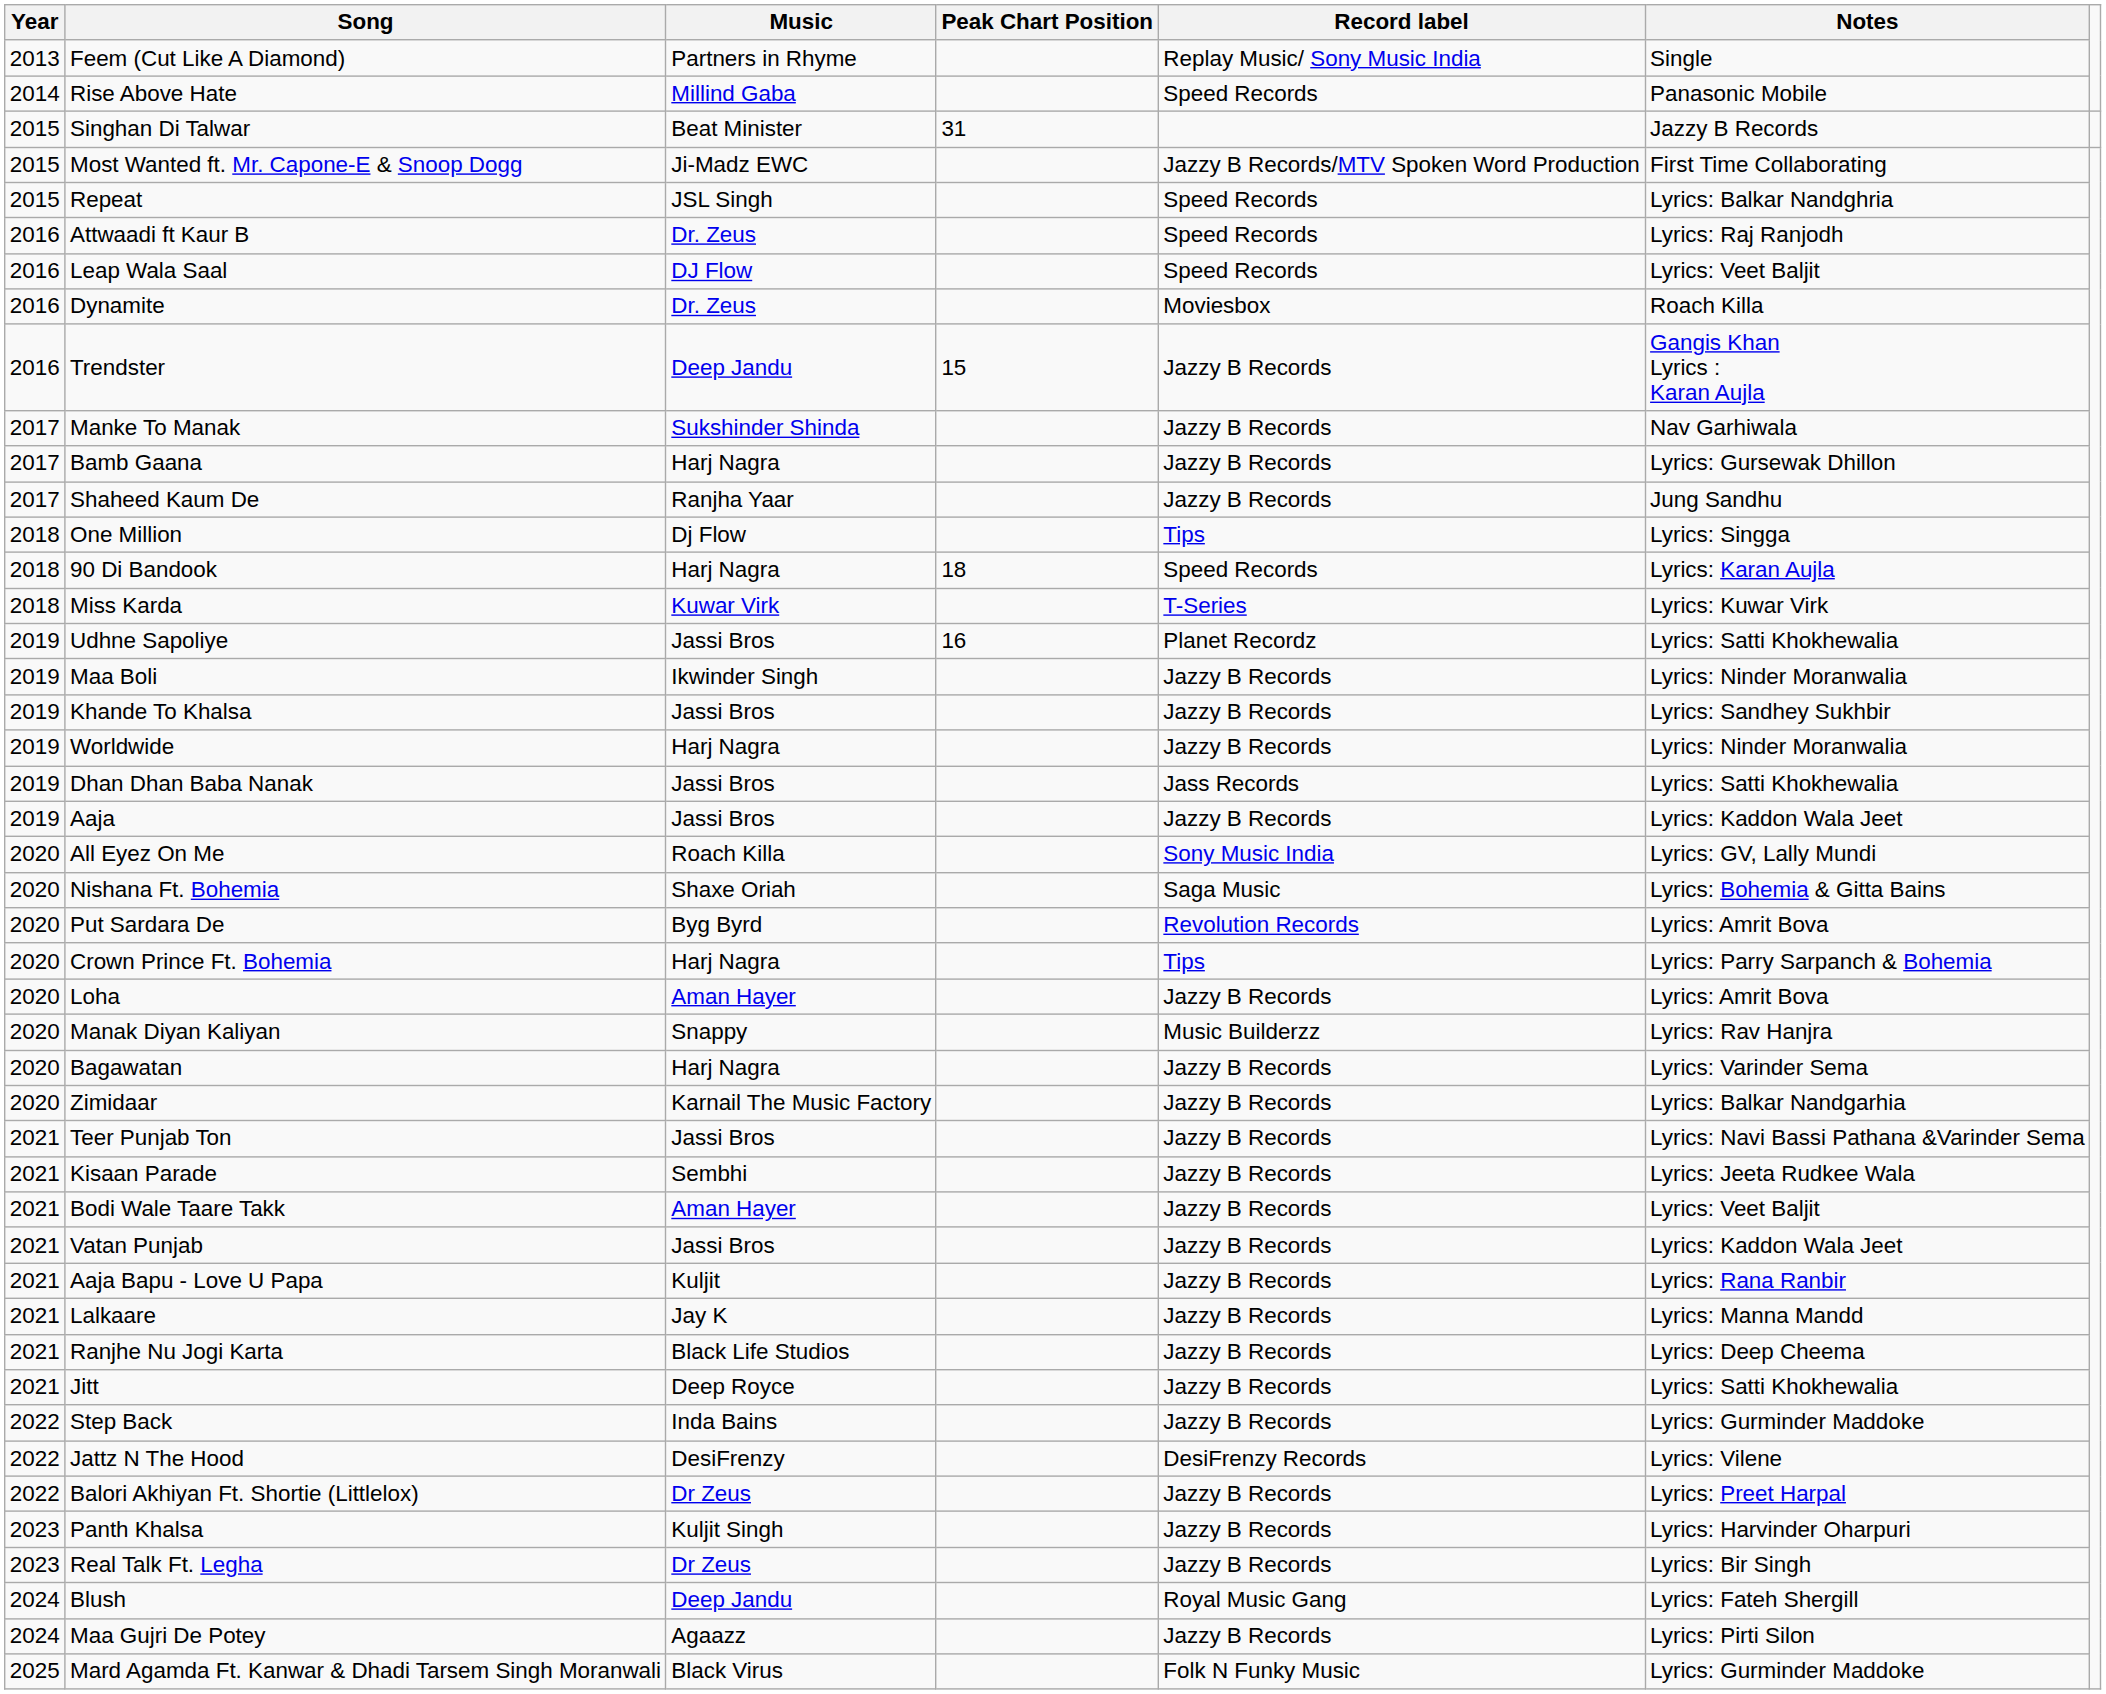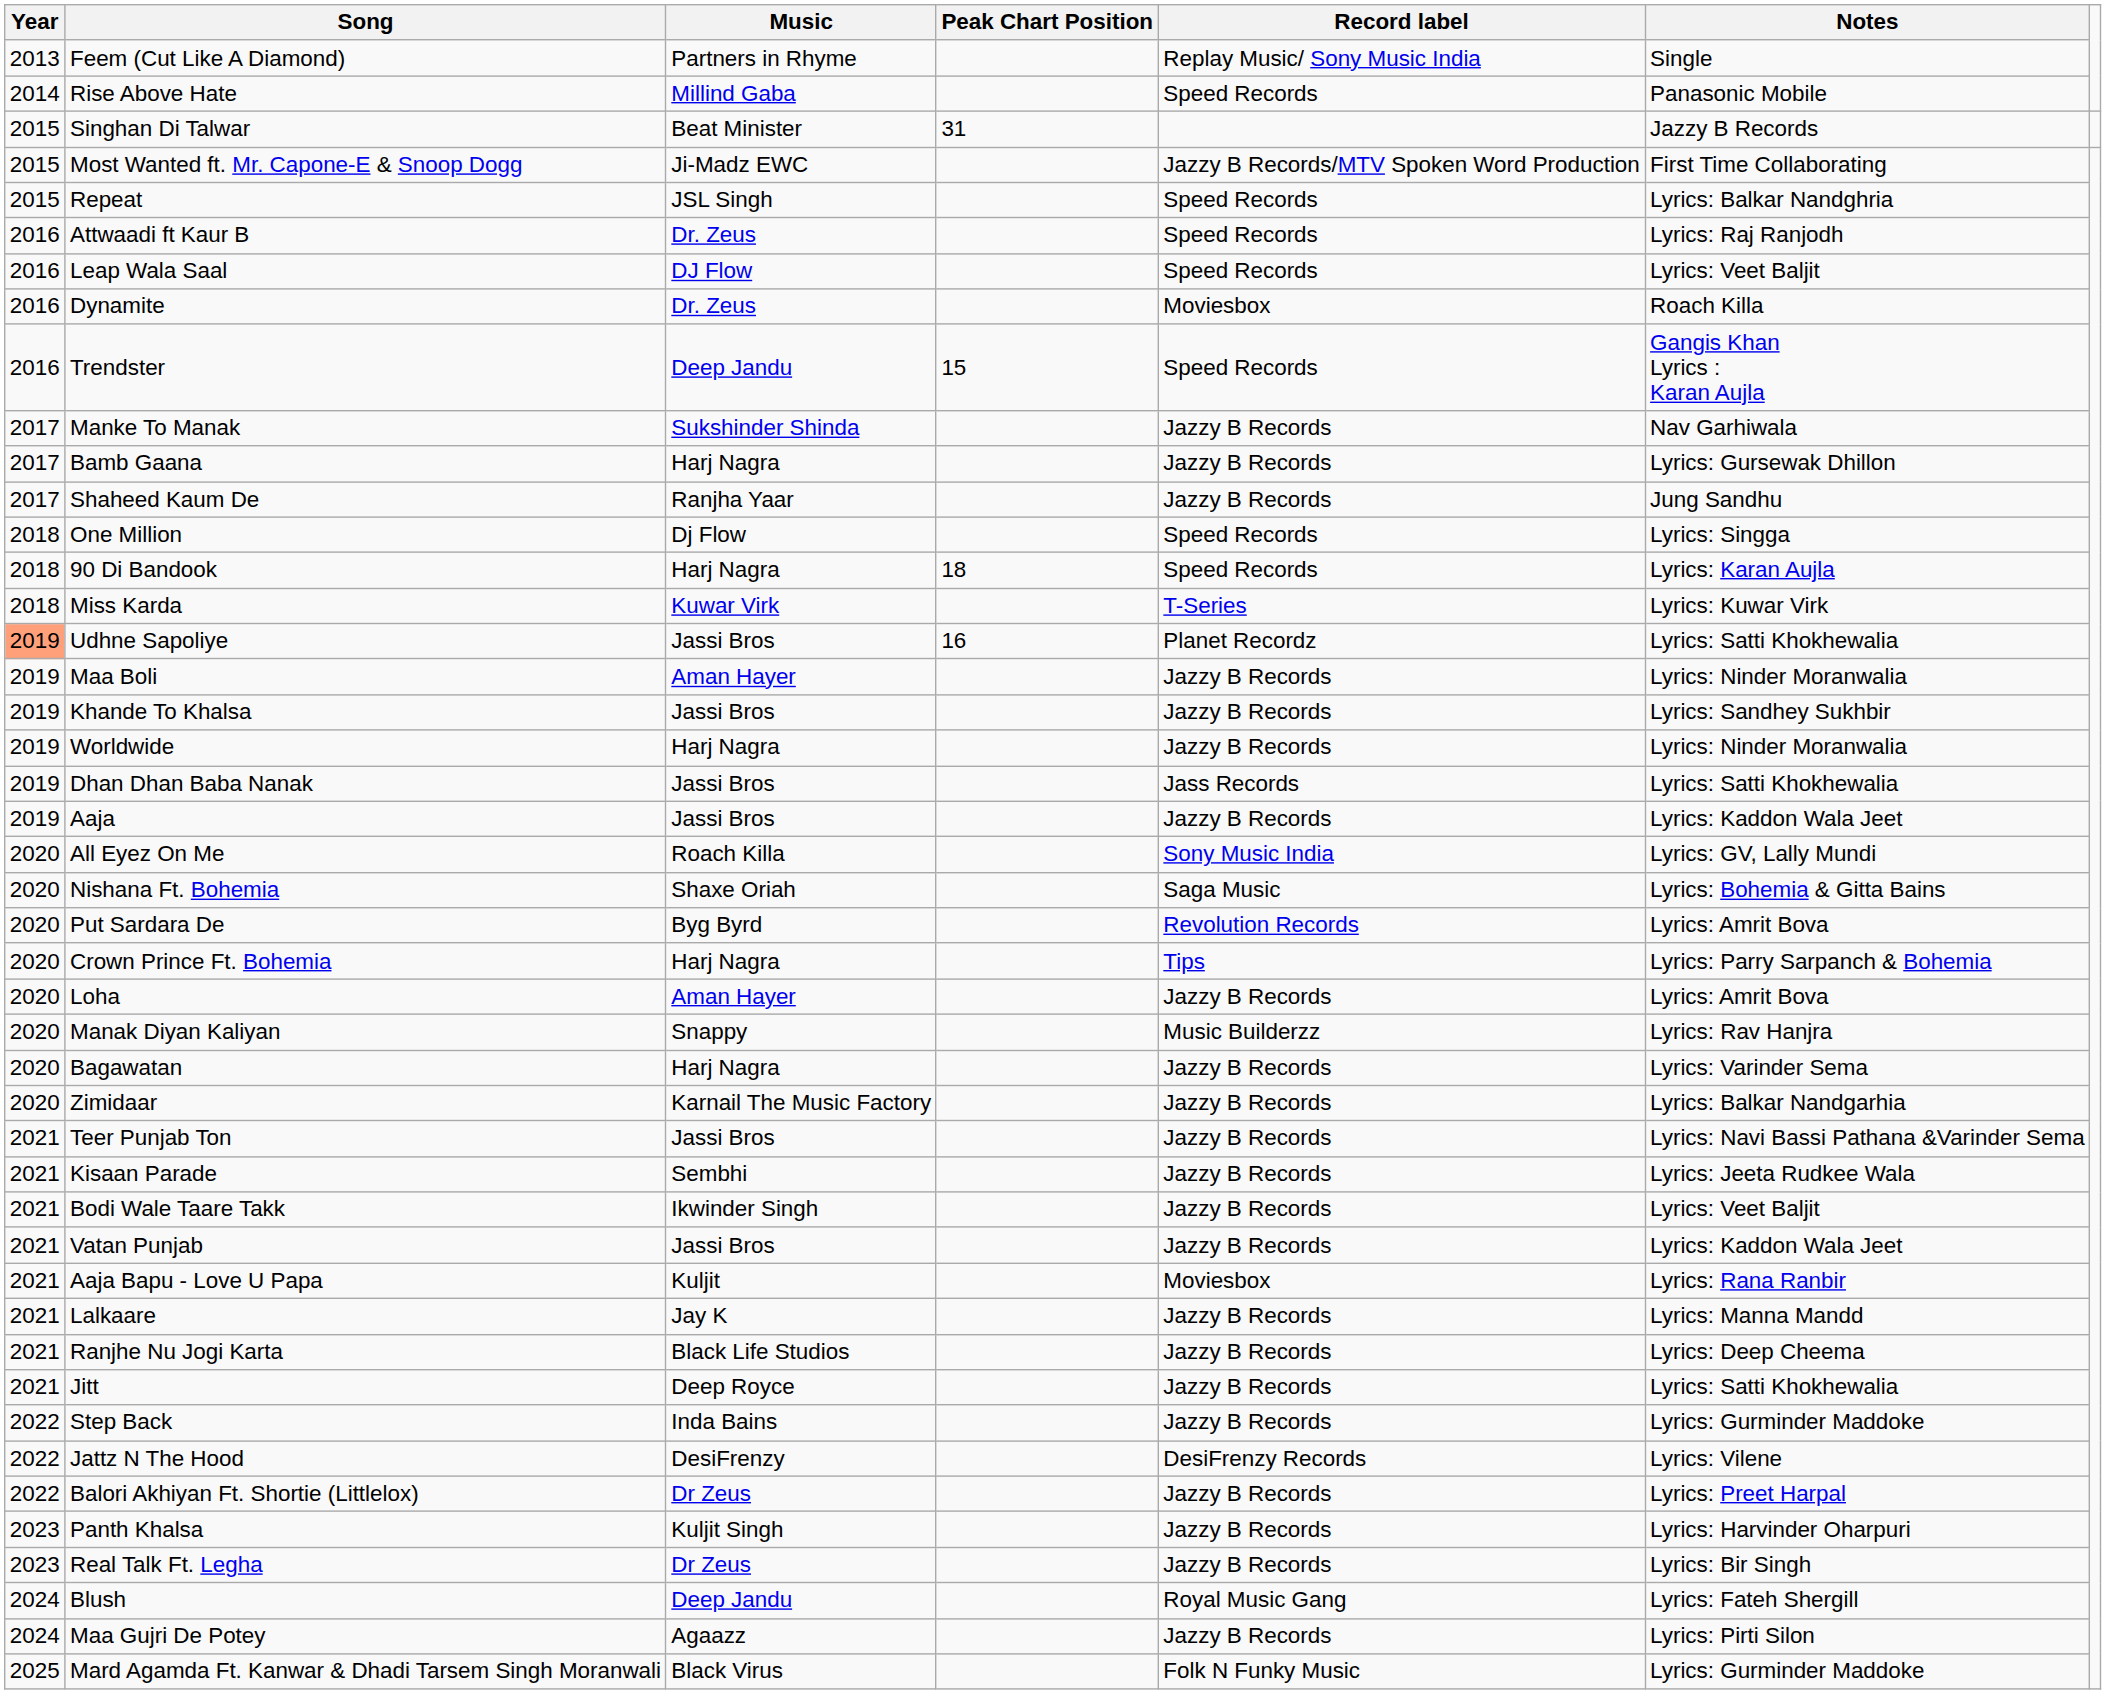(1247, 367) Jazzy B Records -> (1241, 367) Speed Records
(1184, 534) Tips -> (1241, 534) Speed Records
(35, 641) no background -> (35, 641) lightsalmon background
(745, 676) Ikwinder Singh -> (734, 676) Aman Hayer
(734, 1209) Aman Hayer -> (745, 1209) Ikwinder Singh
(1247, 1280) Jazzy B Records -> (1217, 1280) Moviesbox
